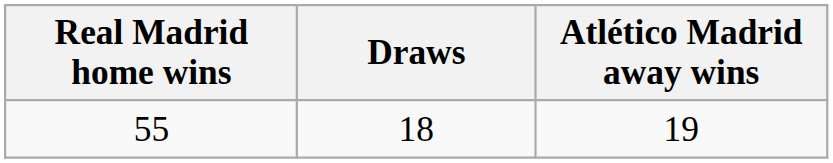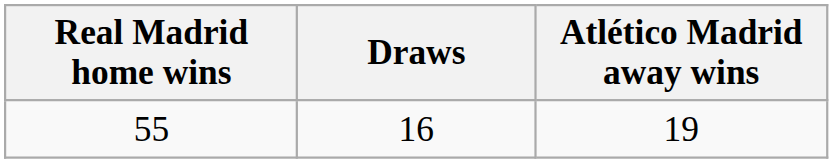(416, 128) 18 -> (416, 128) 16
